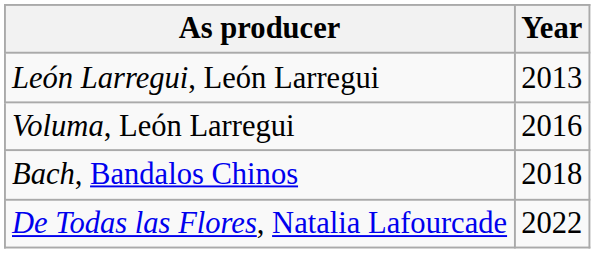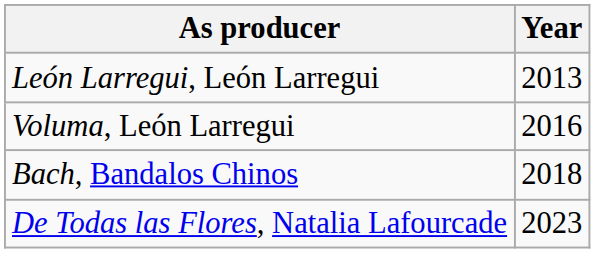(552, 222) 2022 -> (552, 222) 2023
